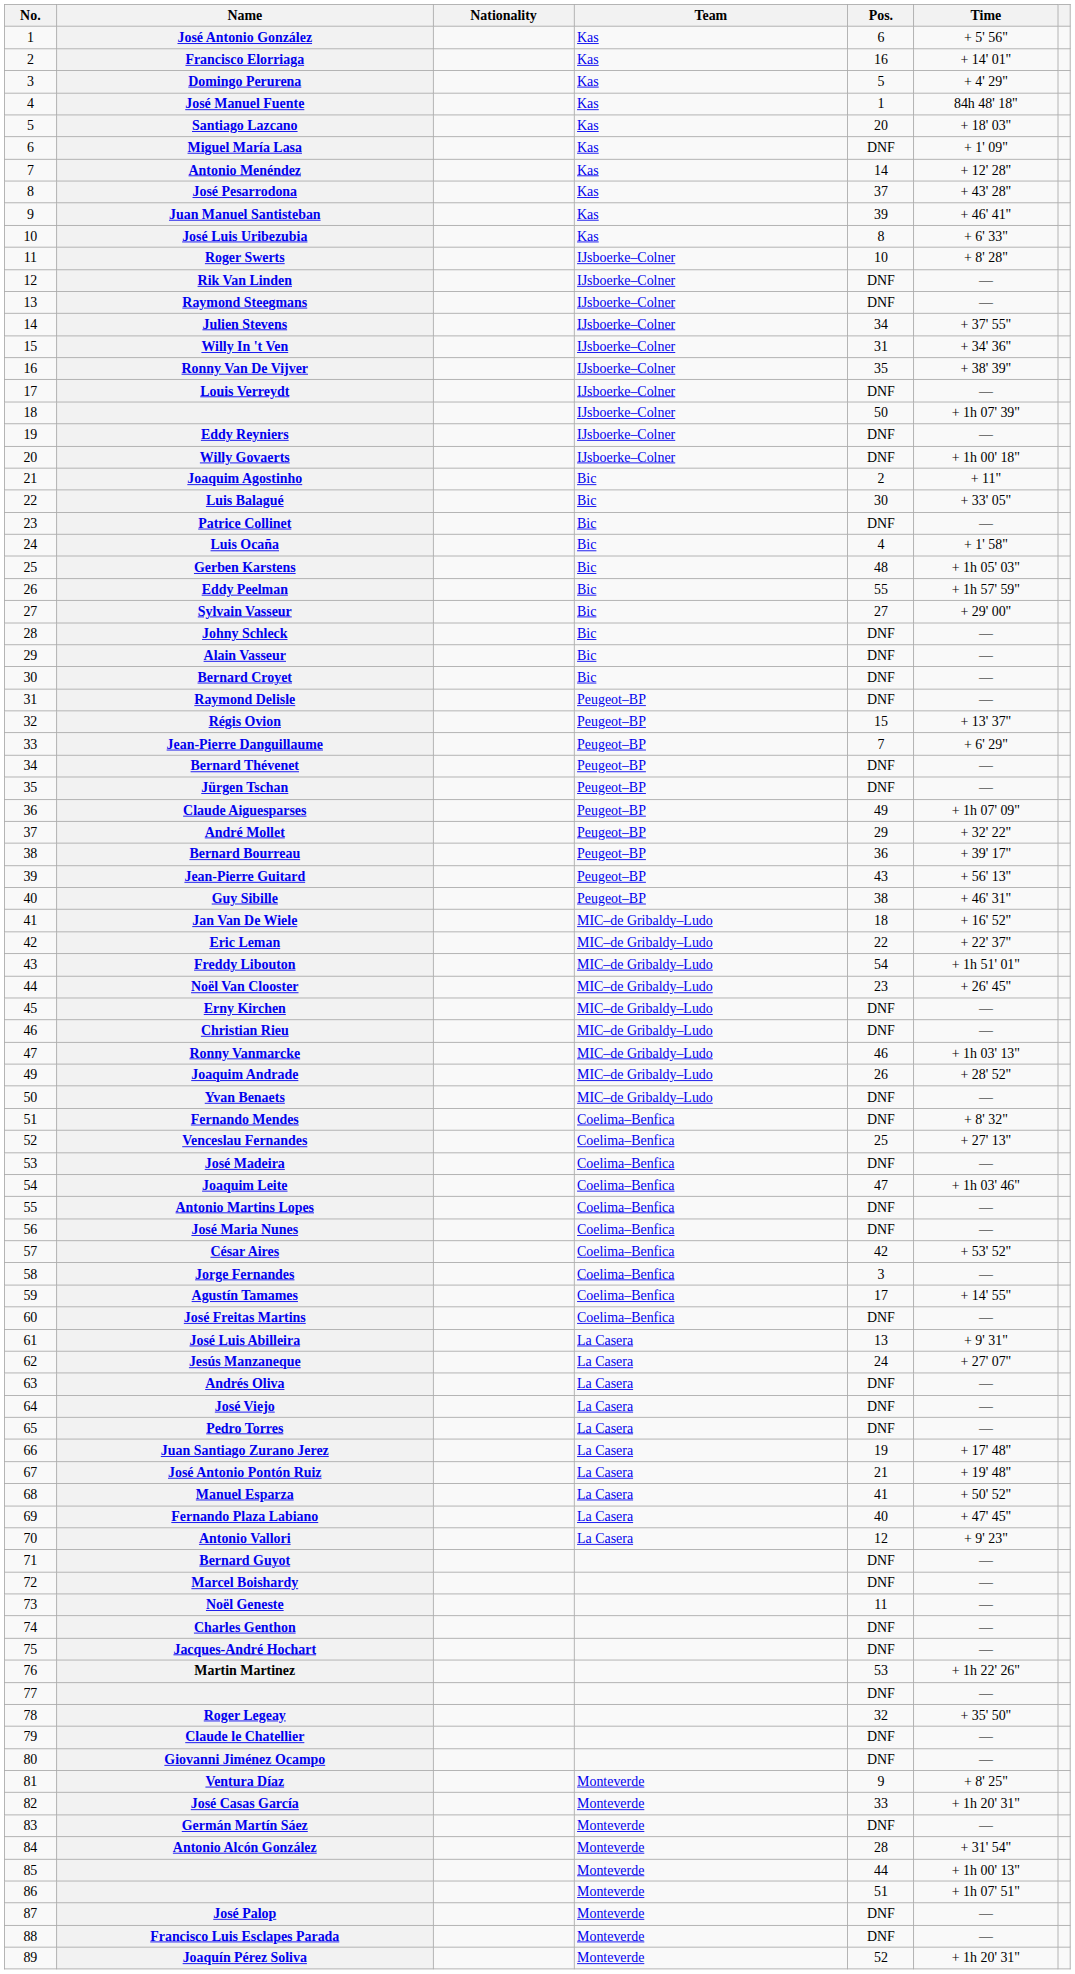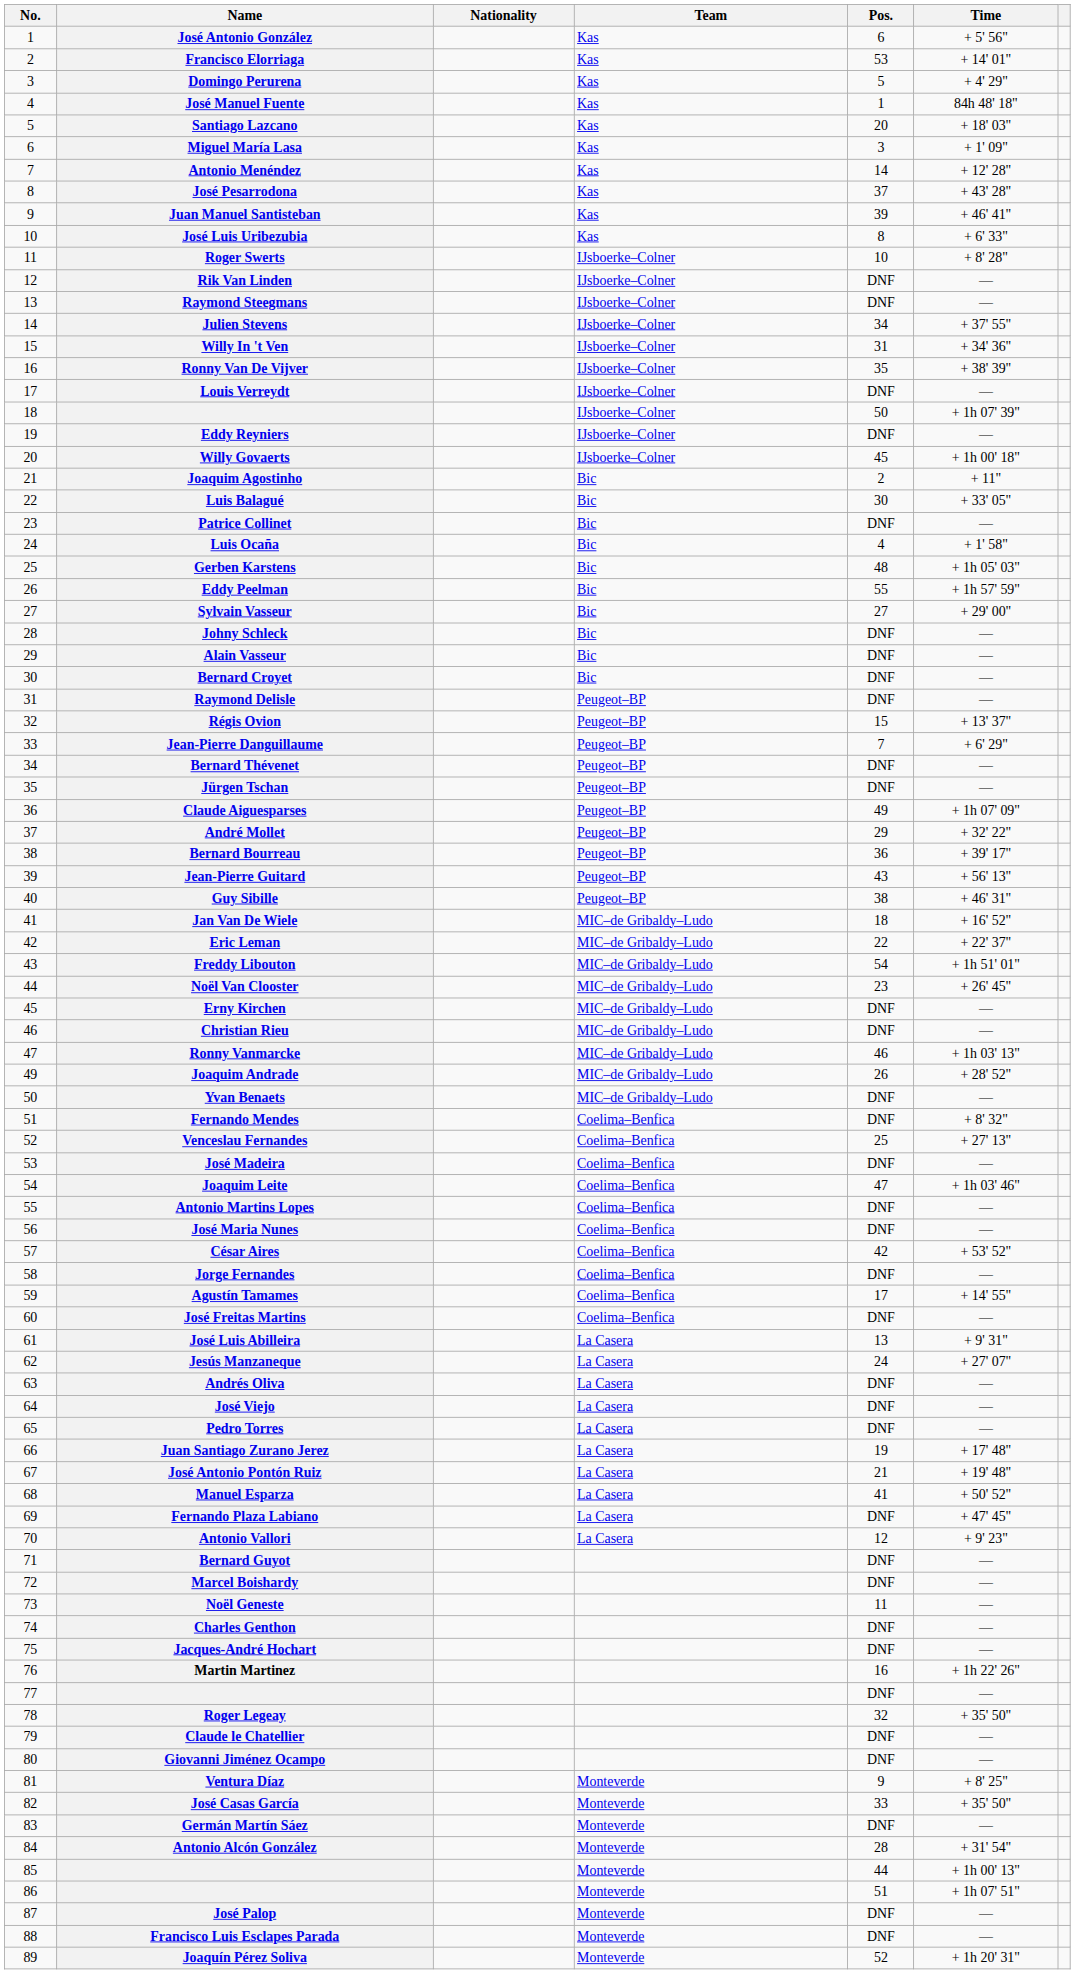(881, 59) 16 -> (881, 59) 53
(881, 147) DNF -> (881, 147) 3
(881, 457) DNF -> (881, 457) 45
(881, 1273) 3 -> (881, 1273) DNF
(881, 1516) 40 -> (881, 1516) DNF
(881, 1671) 53 -> (881, 1671) 16
(986, 1803) + 1h 20' 31" -> (986, 1803) + 35' 50"
